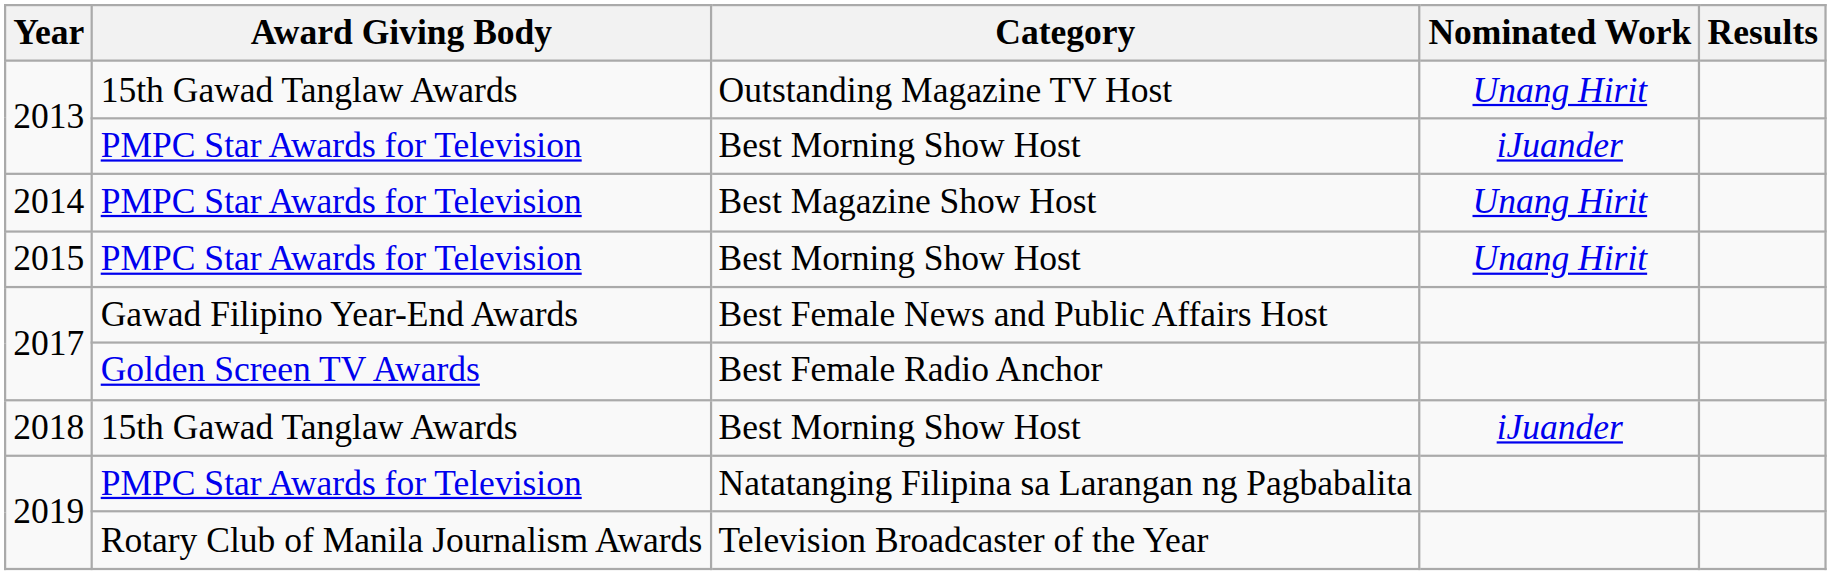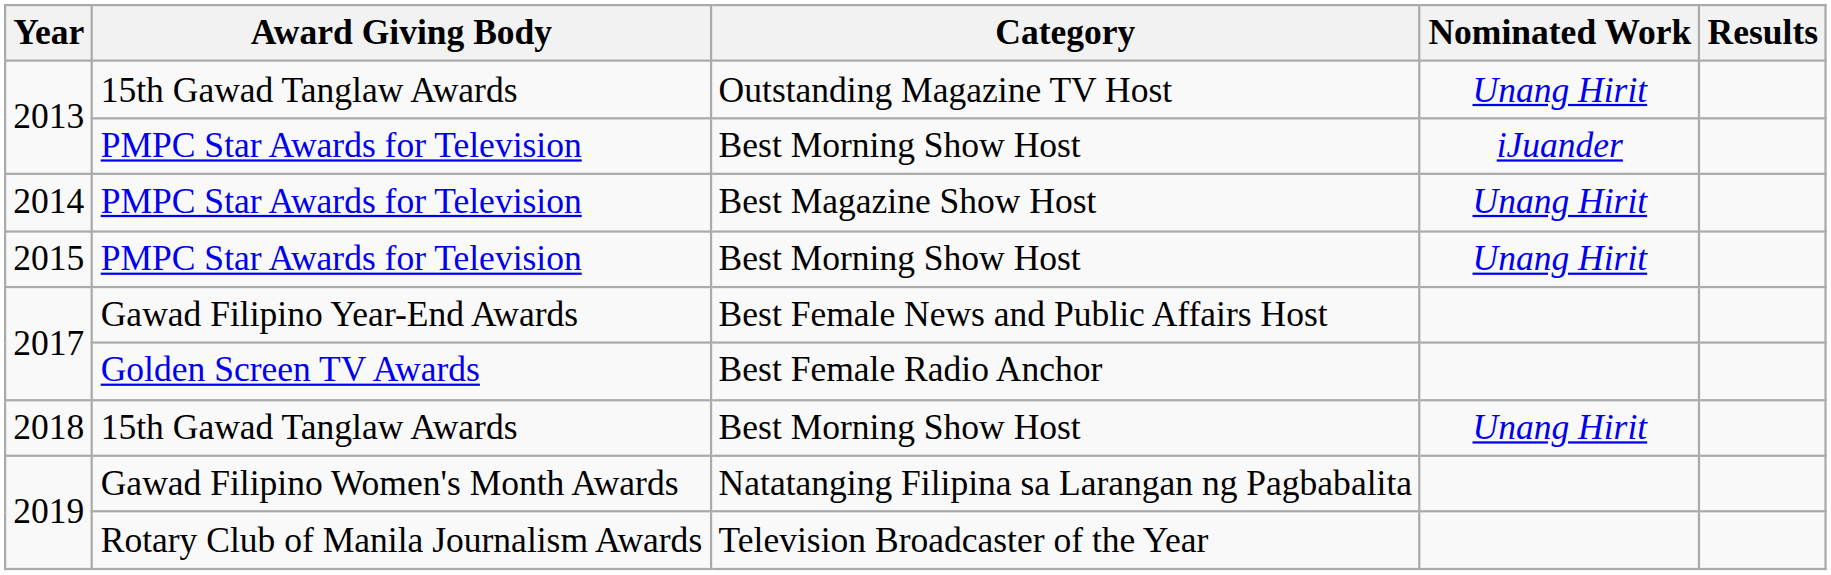(1560, 426) iJuander -> (1560, 426) Unang Hirit
(341, 483) PMPC Star Awards for Television -> (390, 483) Gawad Filipino Women's Month Awards
